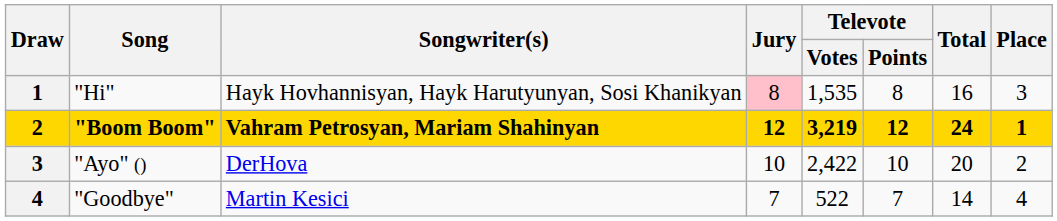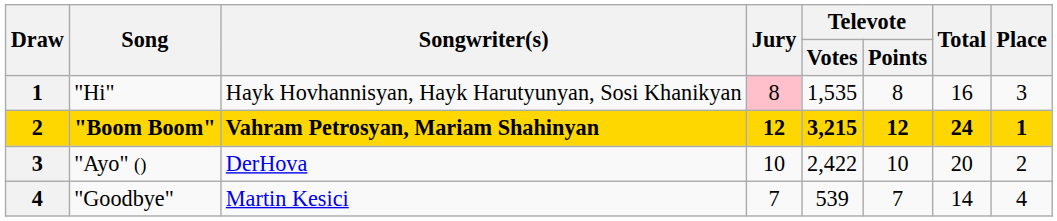(832, 127) 3,219 -> (832, 127) 3,215
(832, 198) 522 -> (832, 198) 539
